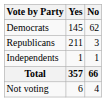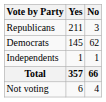rows swapped: (31, 43) <-> (28, 27)
